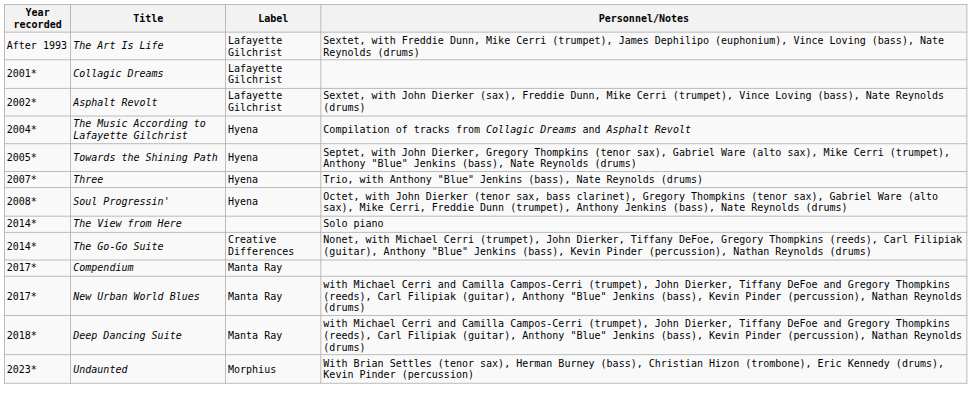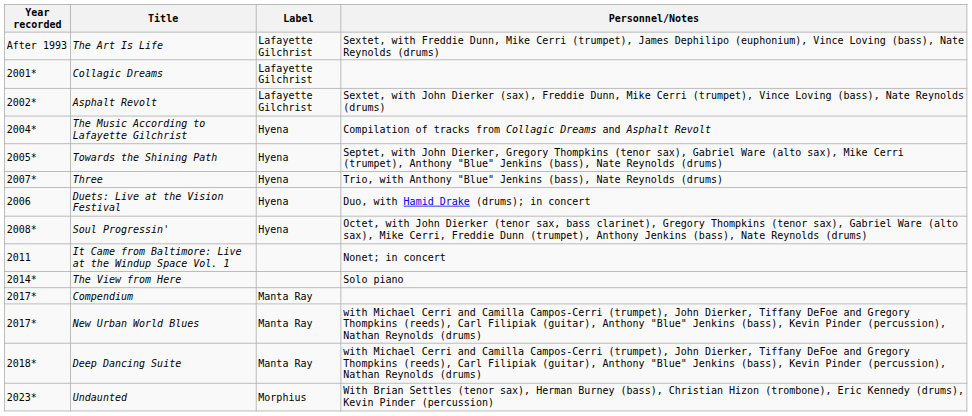+ row: (148, 202)
+ row: (157, 258)
- row: (118, 246)
